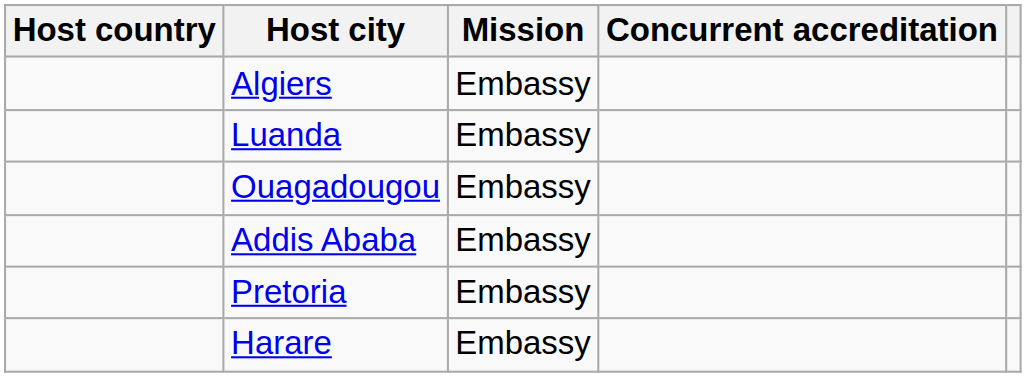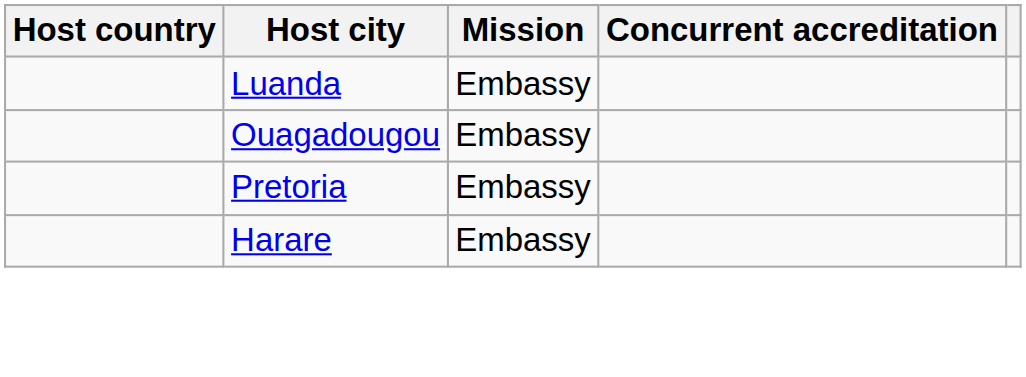- row: (281, 82)
- row: (324, 239)
